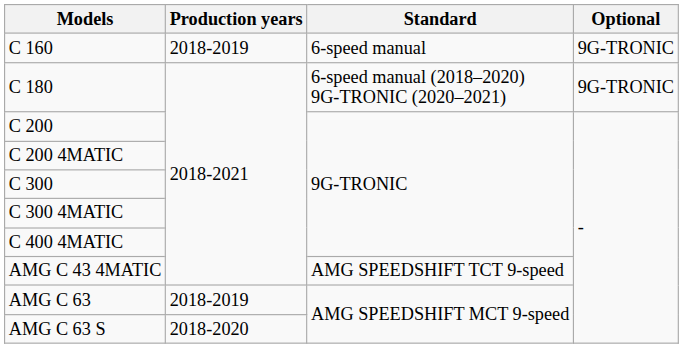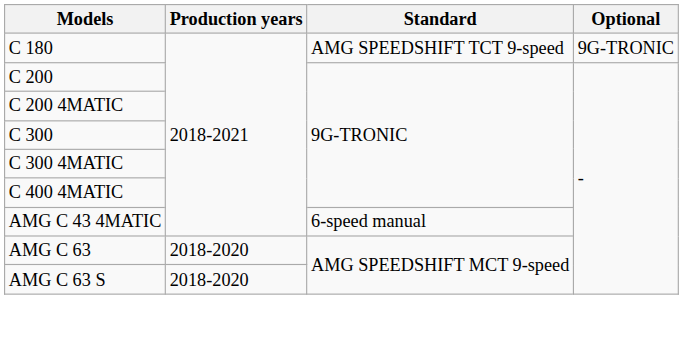- row: (31, 47)
(418, 87) 6-speed manual (2018–2020) 9G-TRONIC (2020–2021) -> (437, 47) AMG SPEEDSHIFT TCT 9-speed
(437, 270) AMG SPEEDSHIFT TCT 9-speed -> (369, 221) 6-speed manual
(209, 299) 2018-2019 -> (209, 250) 2018-2020
